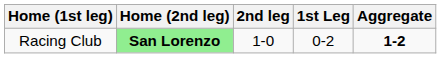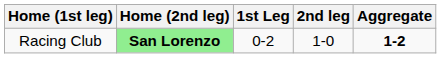columns swapped: (323, 16) <-> (263, 16)
